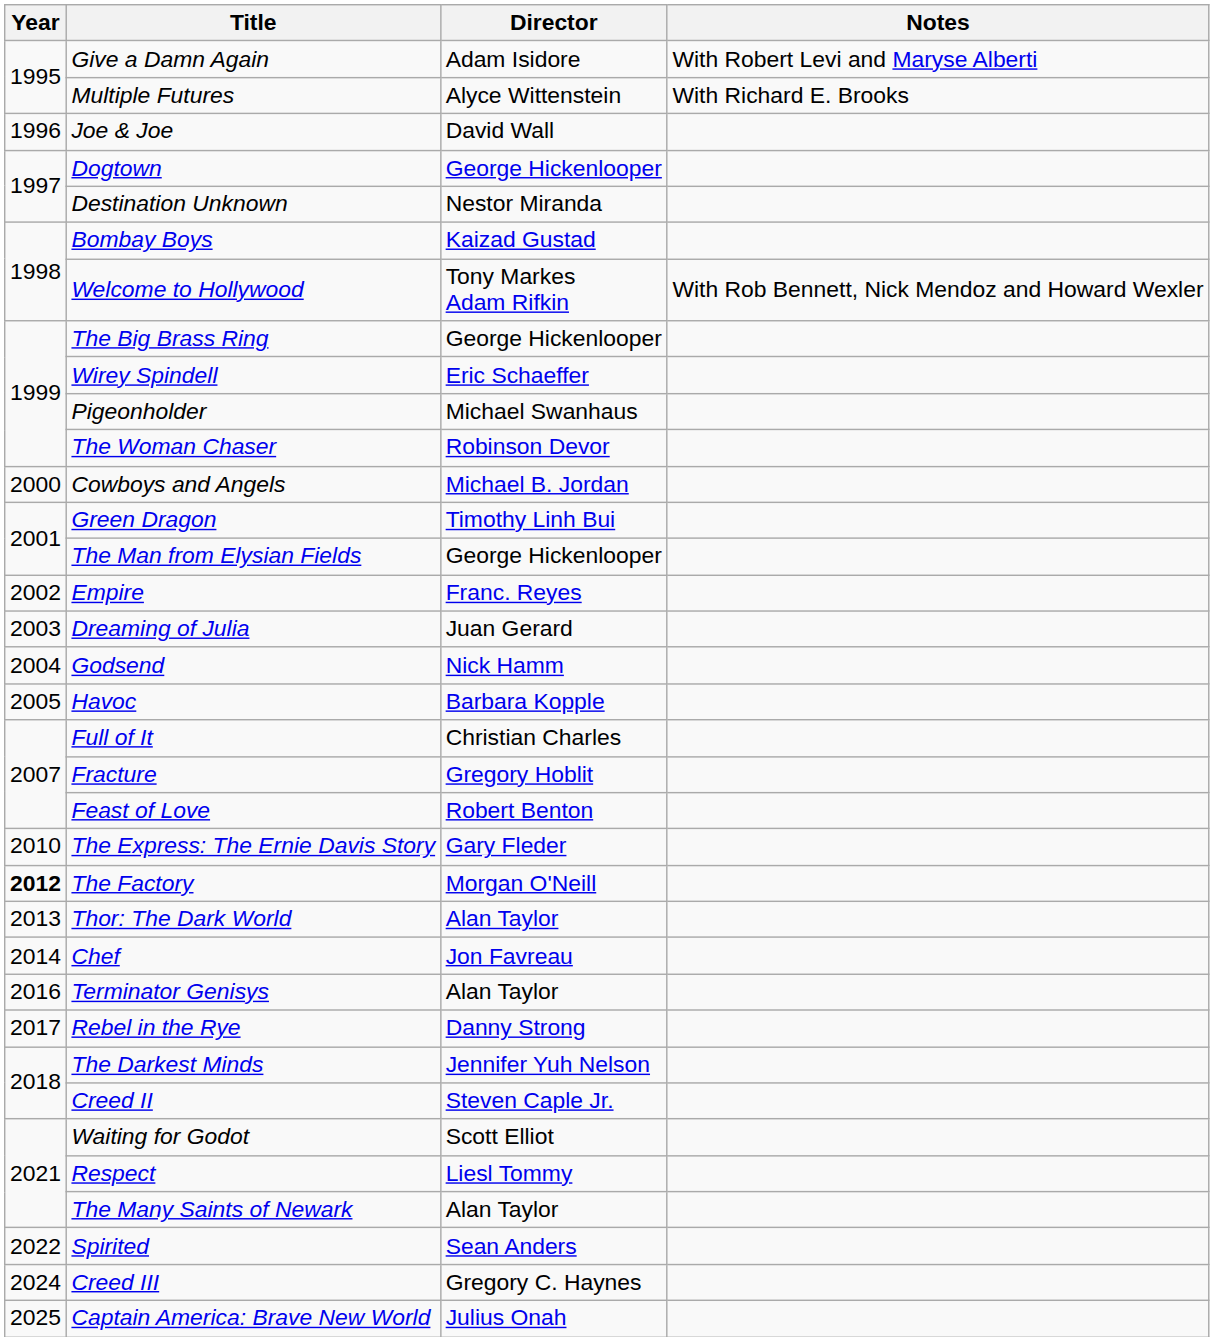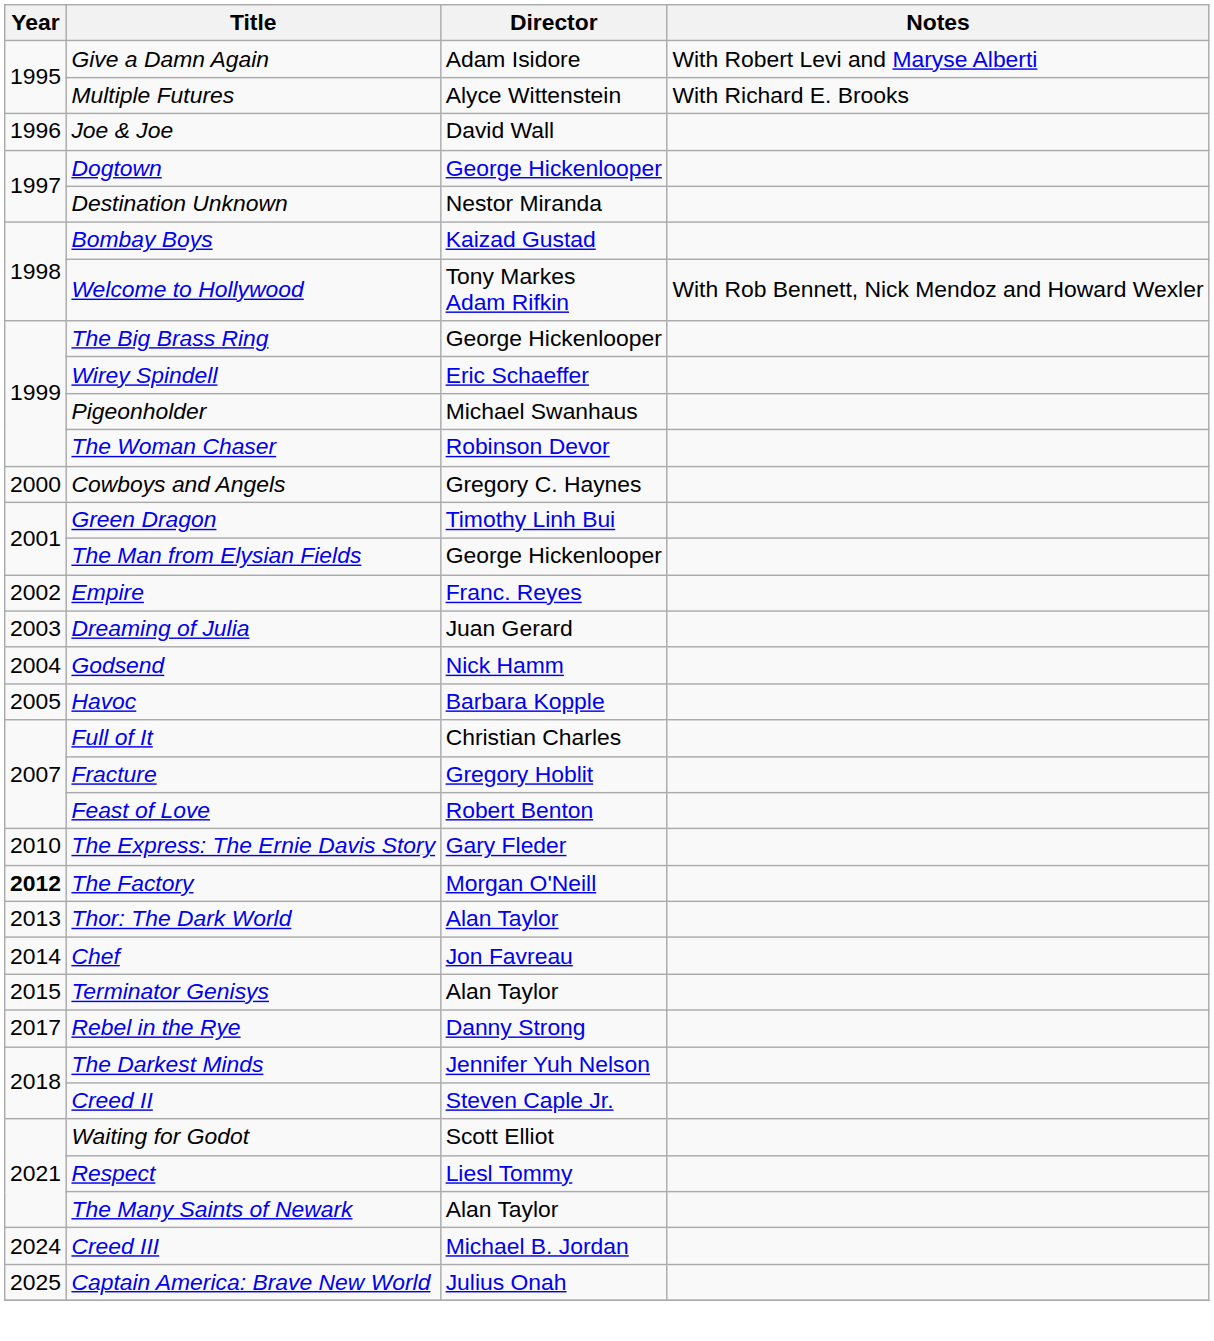(537, 483) Michael B. Jordan -> (544, 483) Gregory C. Haynes
(35, 991) 2016 -> (35, 991) 2015
- row: (110, 1245)
(544, 1282) Gregory C. Haynes -> (537, 1245) Michael B. Jordan
